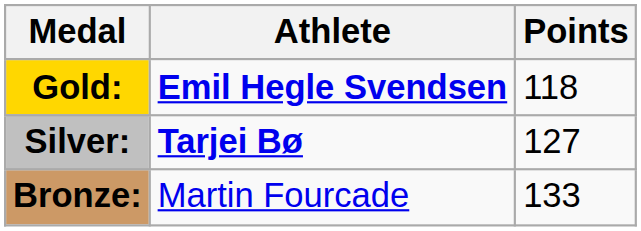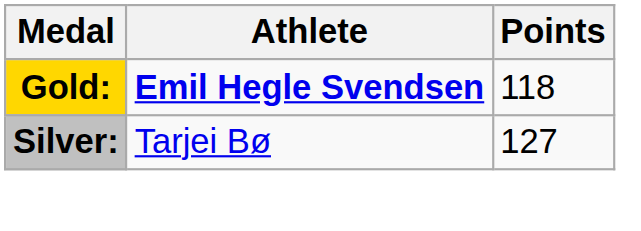(230, 141) bold -> (203, 141) normal
- row: (77, 196)
